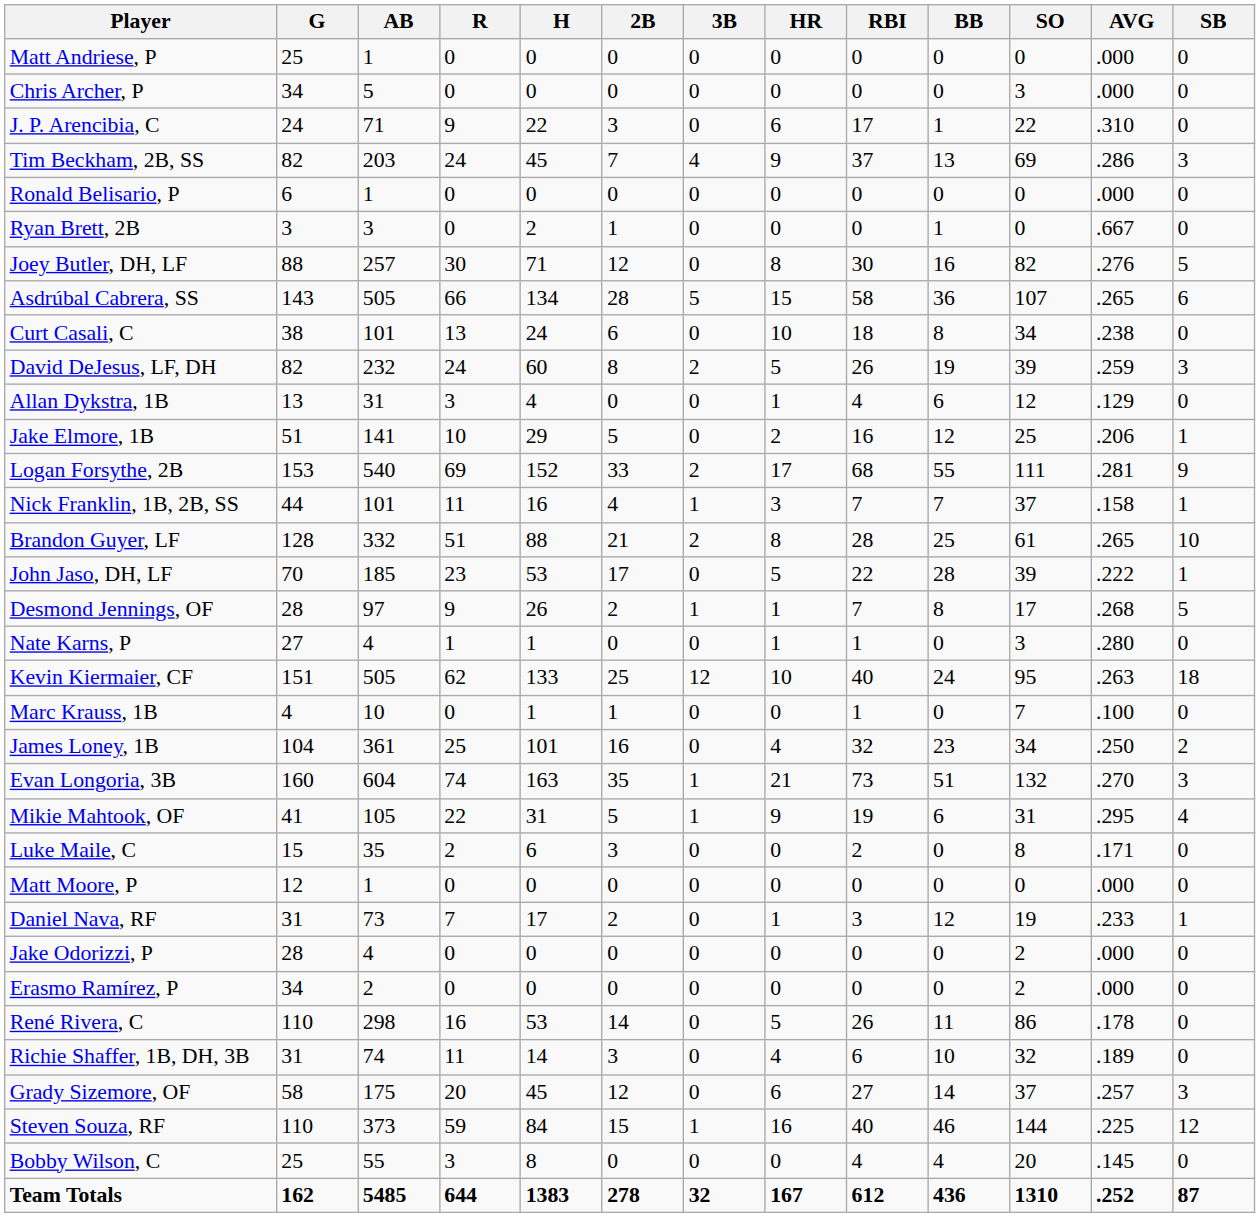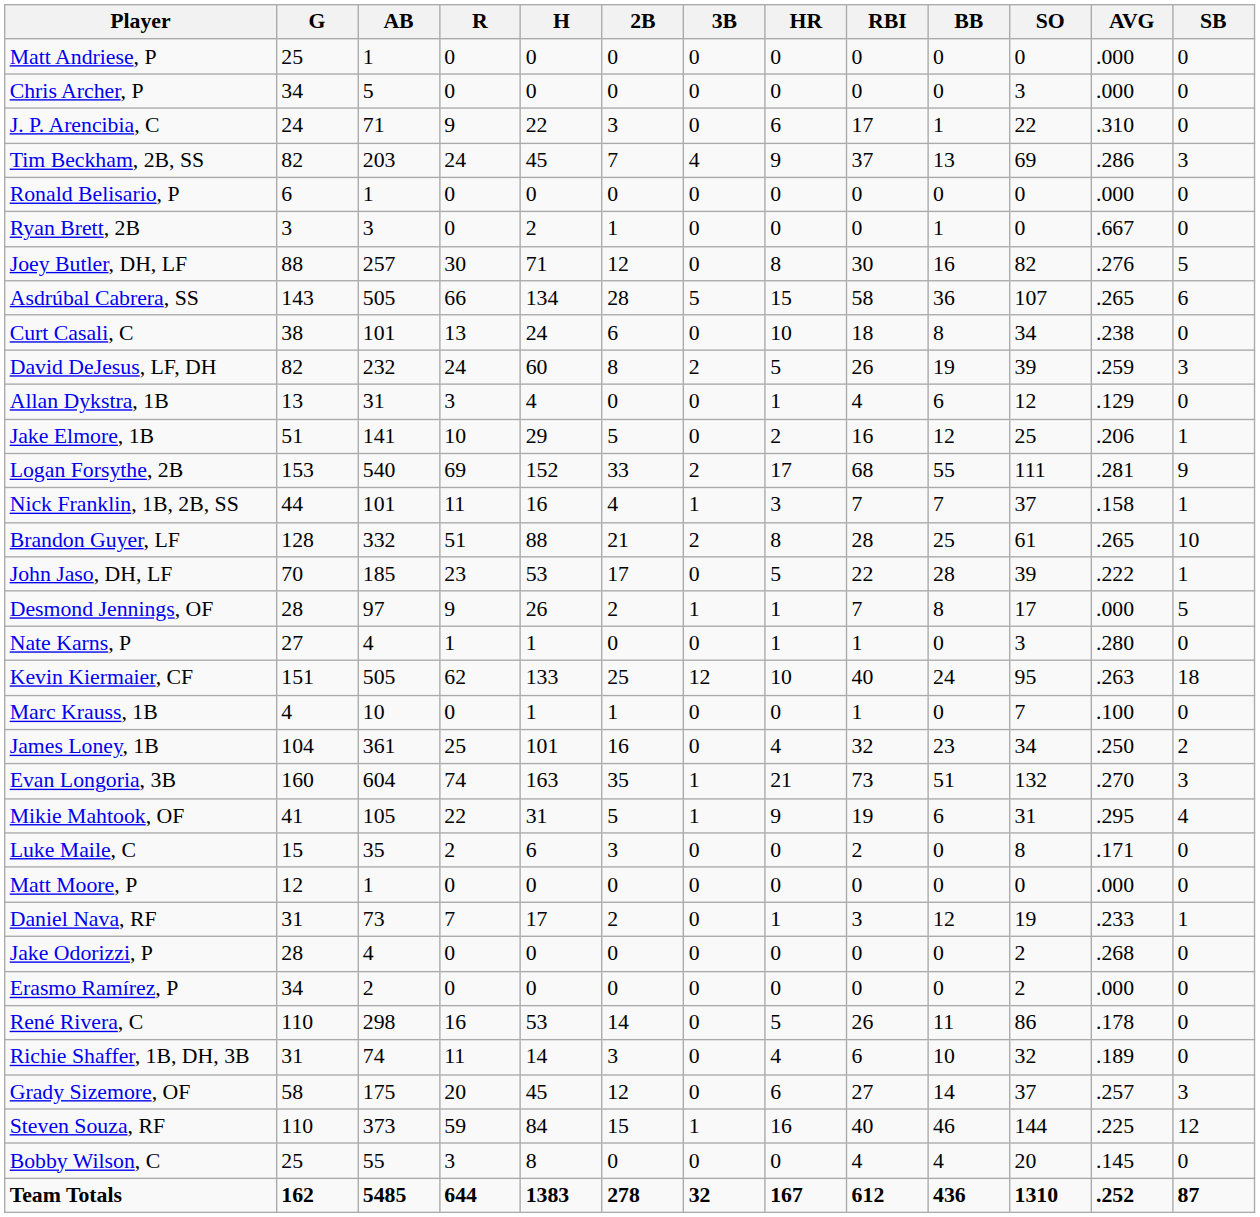(1115, 608) .268 -> (1115, 608) .000
(1115, 953) .000 -> (1115, 953) .268
